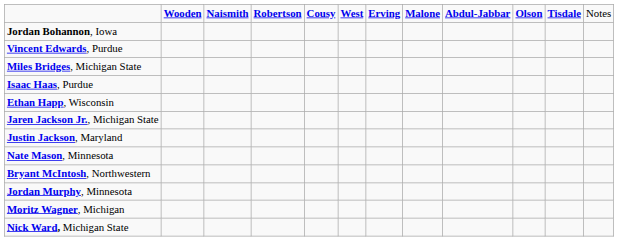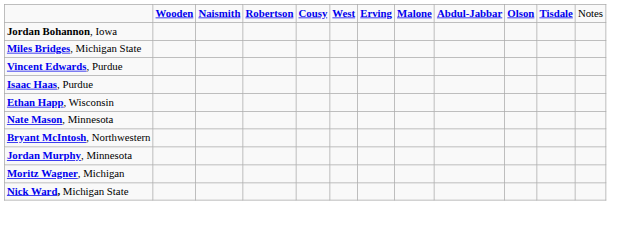rows swapped: (74, 67) <-> (65, 49)
- row: (83, 120)
- row: (65, 138)
